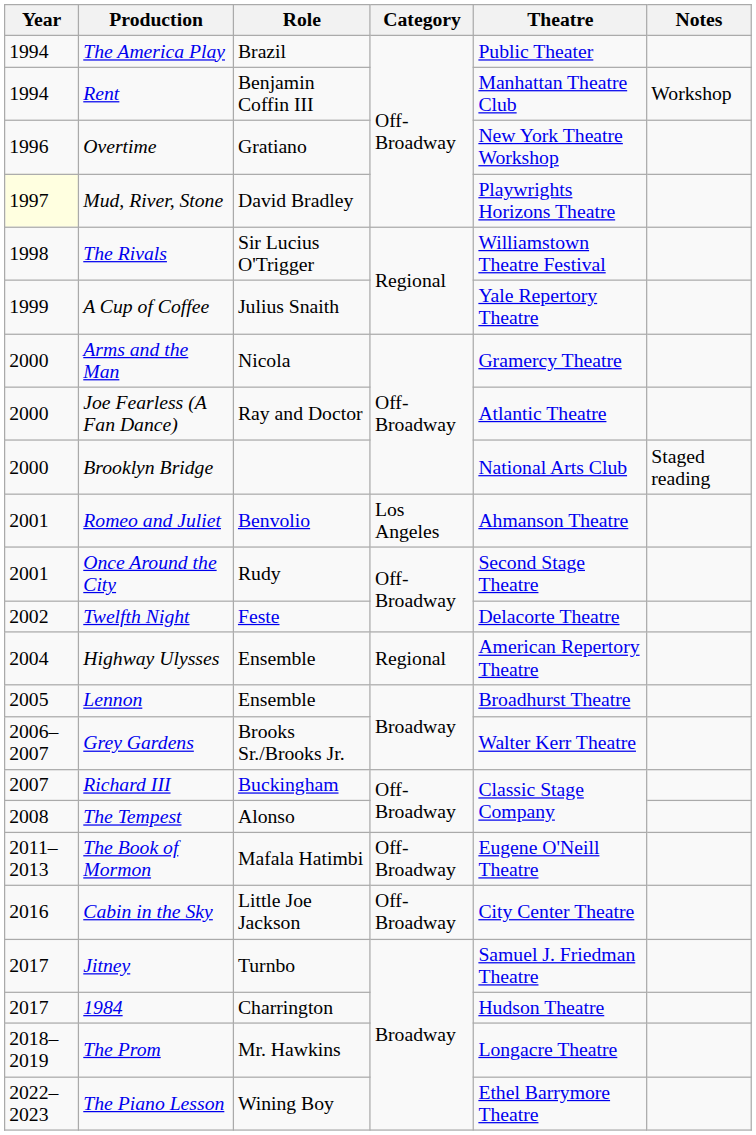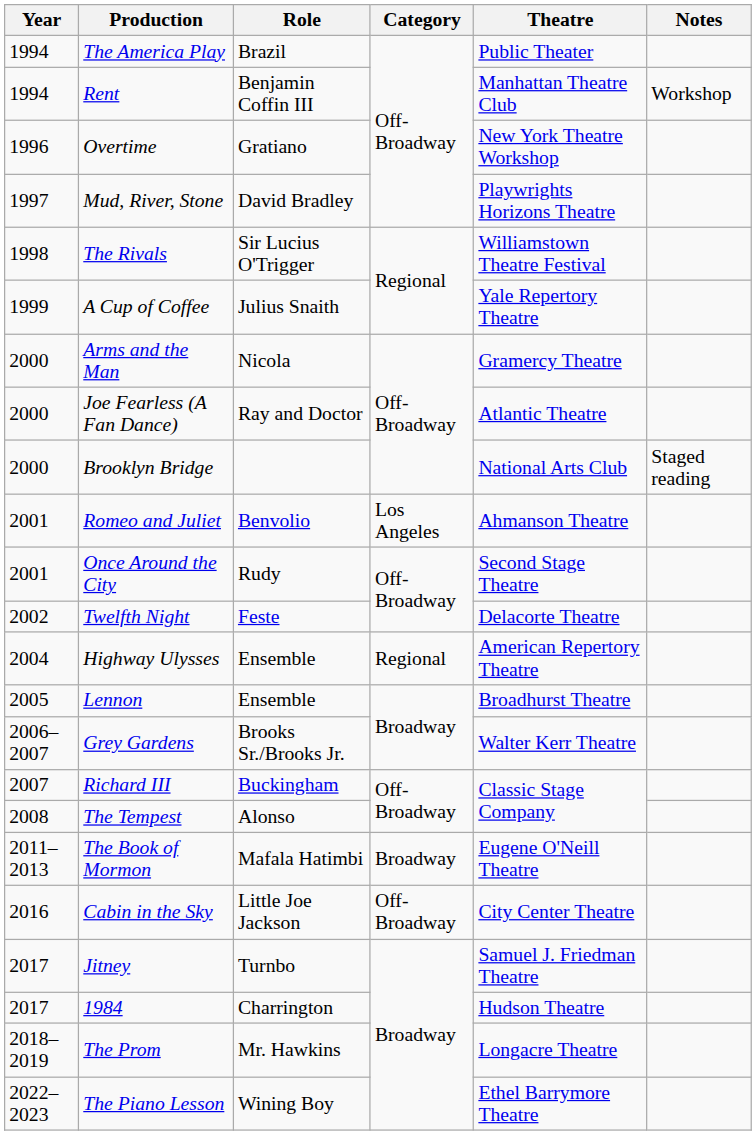(29, 200) lightyellow background -> (29, 200) no background
(415, 858) Off-Broadway -> (415, 858) Broadway
